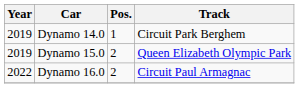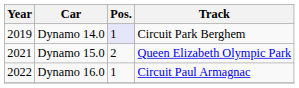(113, 33) no background -> (113, 33) lavender background
(20, 53) 2019 -> (20, 53) 2021
(113, 72) 2 -> (113, 72) 1
